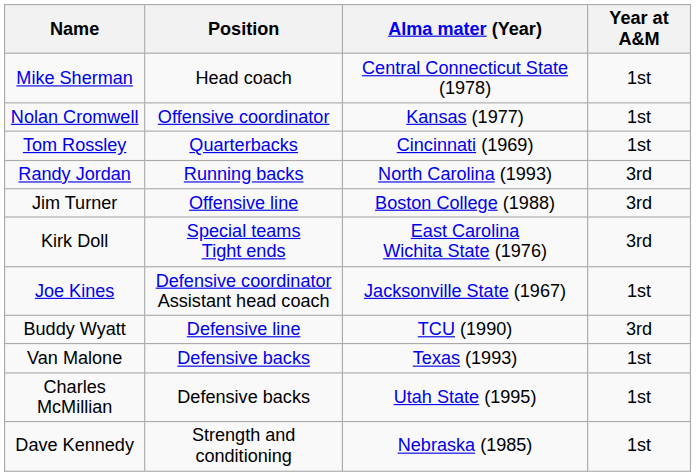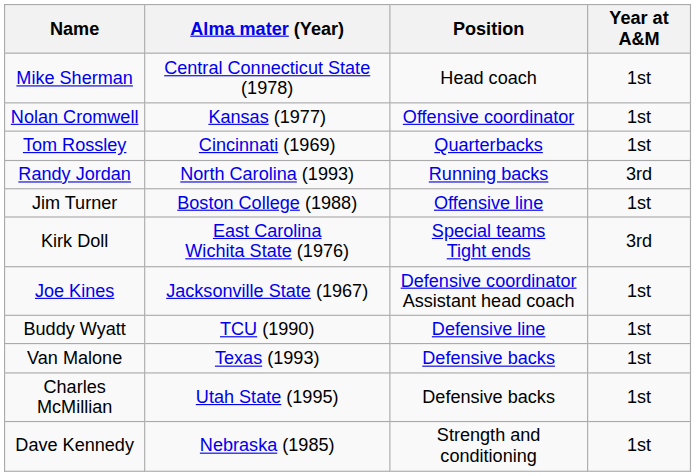columns swapped: (244, 29) <-> (465, 29)
(639, 202) 3rd -> (639, 202) 1st
(639, 329) 3rd -> (639, 329) 1st
